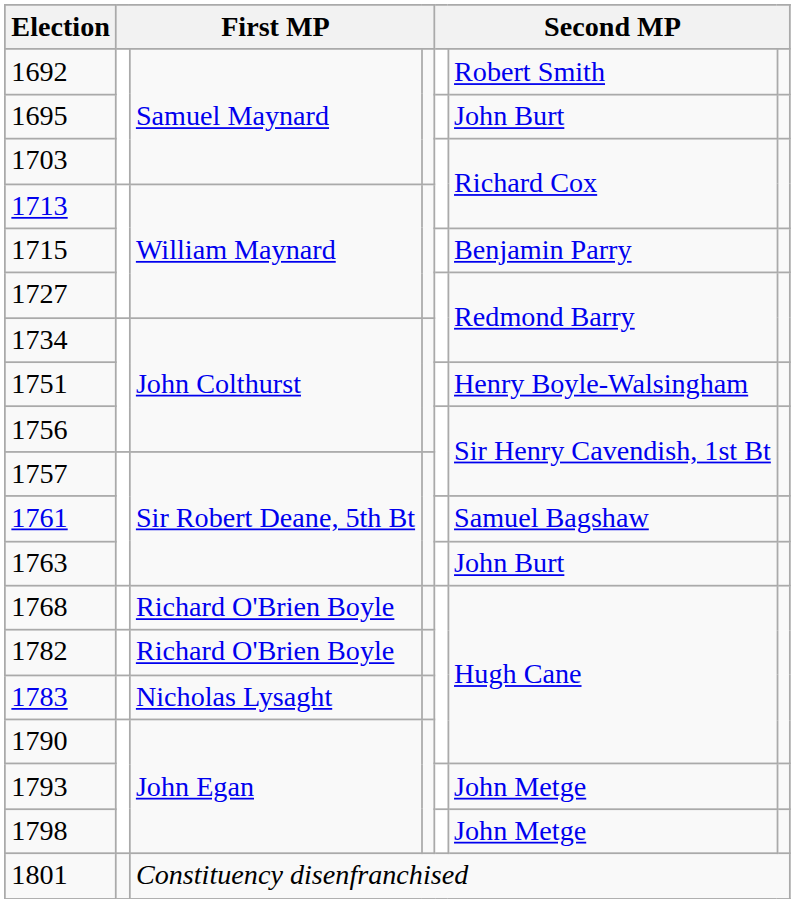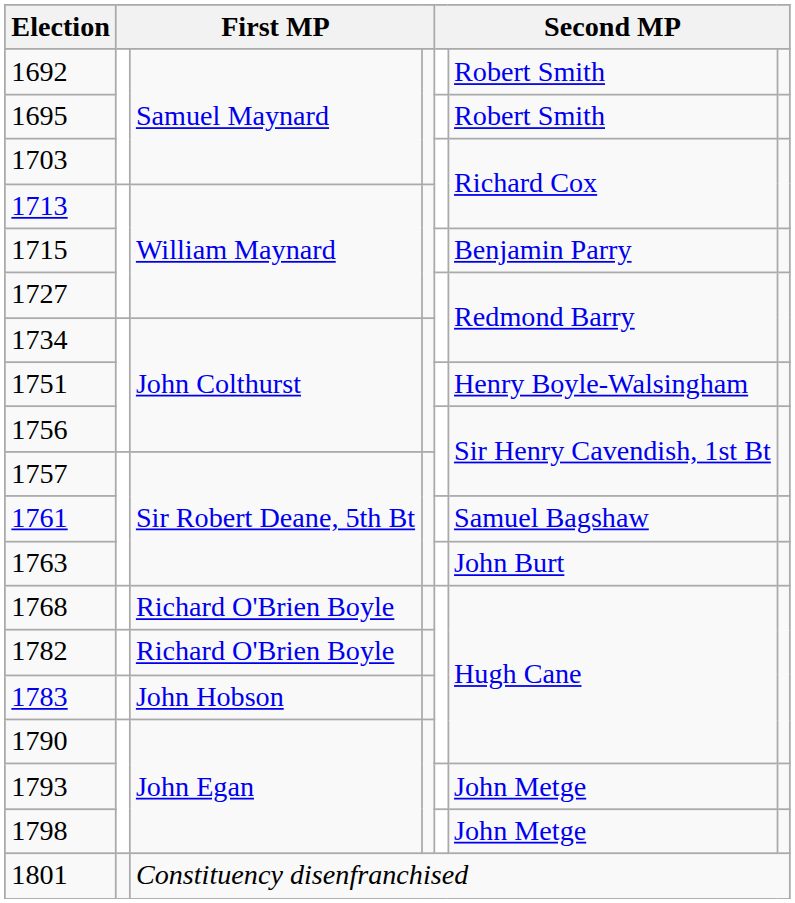(509, 116) John Burt -> (530, 116) Robert Smith
(234, 696) Nicholas Lysaght -> (210, 696) John Hobson
